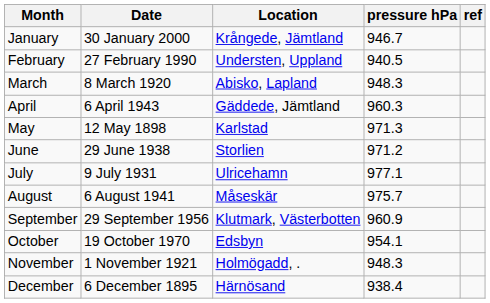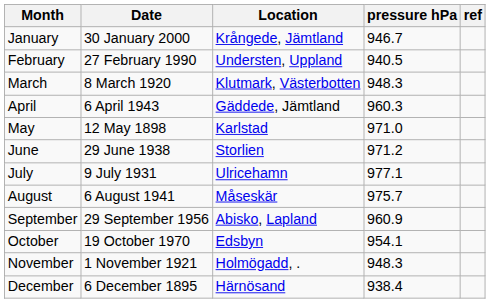(266, 83) Abisko, Lapland -> (288, 83) Klutmark, Västerbotten
(385, 128) 971.3 -> (385, 128) 971.0
(288, 219) Klutmark, Västerbotten -> (266, 219) Abisko, Lapland
